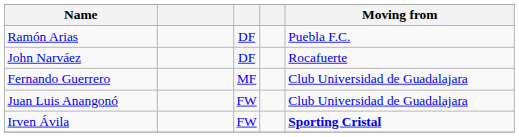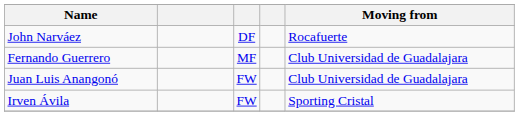- row: (43, 36)
(335, 121) bold -> (331, 100) normal
